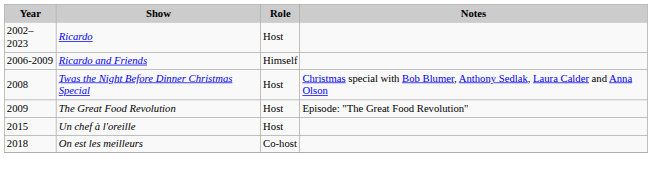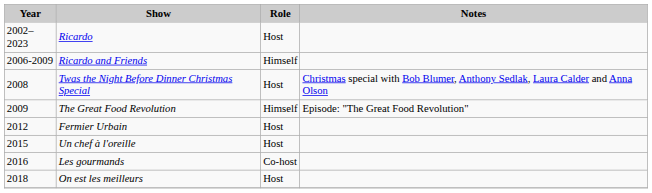(273, 109) Host -> (280, 109) Himself
+ row: (93, 126)
+ row: (91, 161)
(280, 144) Co-host -> (273, 179) Host
